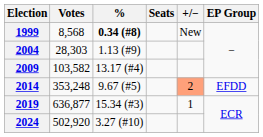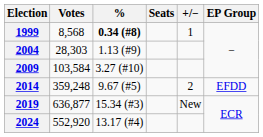(190, 31) New -> (190, 31) 1
(71, 68) 103,582 -> (71, 68) 103,584
(119, 68) 13.17 (#4) -> (119, 68) 3.27 (#10)
(71, 86) 353,248 -> (71, 86) 359,248
(190, 86) lightsalmon background -> (190, 86) no background
(190, 104) 1 -> (190, 104) New
(71, 123) 502,920 -> (71, 123) 552,920
(119, 123) 3.27 (#10) -> (119, 123) 13.17 (#4)
